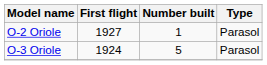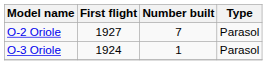(178, 32) 1 -> (178, 32) 7
(178, 50) 5 -> (178, 50) 1
